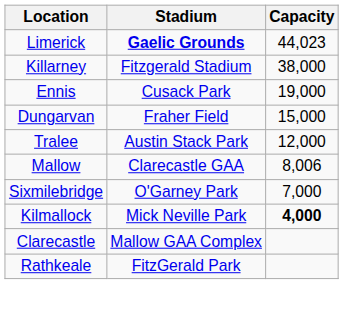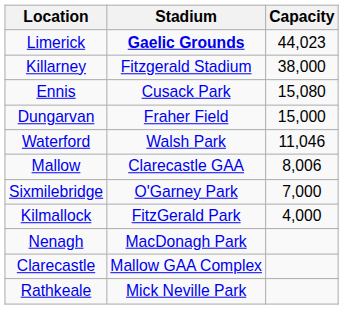(302, 92) 19,000 -> (302, 92) 15,080
- row: (56, 141)
+ row: (56, 141)
(186, 216) Mick Neville Park -> (186, 216) FitzGerald Park
(302, 216) bold -> (302, 216) normal
+ row: (56, 241)
(186, 266) FitzGerald Park -> (186, 291) Mick Neville Park
